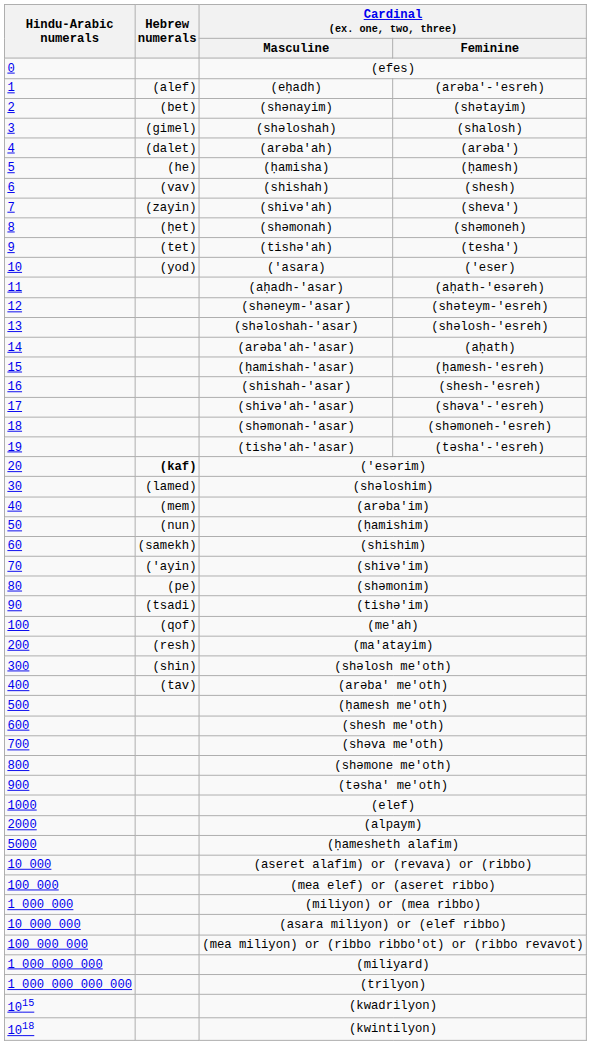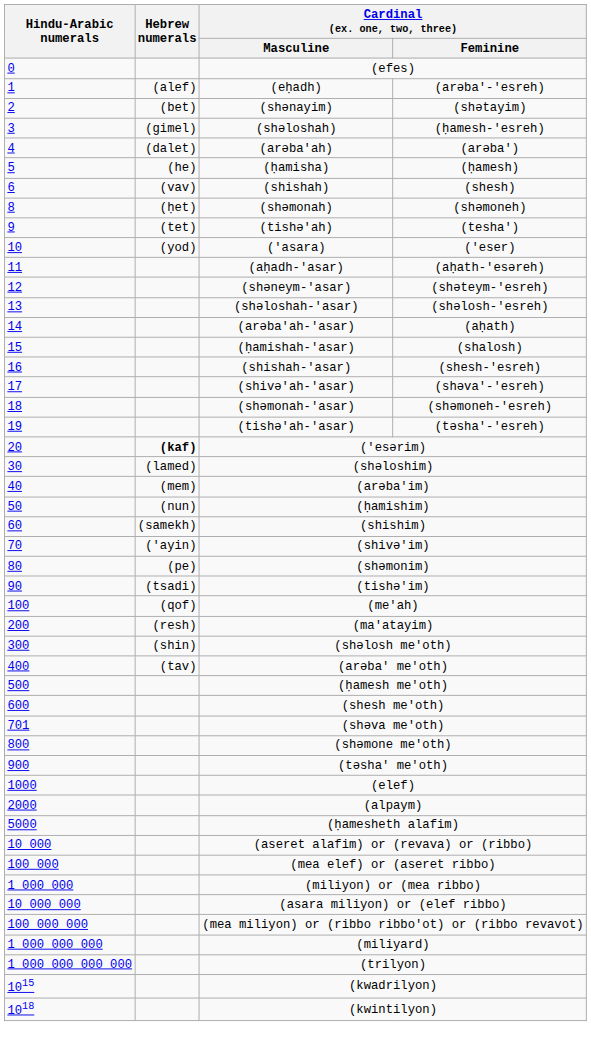(490, 128) (shalosh) -> (490, 128) (ḥamesh-'esreh)
- row: (296, 208)
(490, 367) (ḥamesh-'esreh) -> (490, 347) (shalosh)
(18, 746) 700 -> (18, 726) 701
